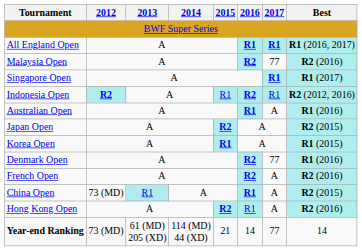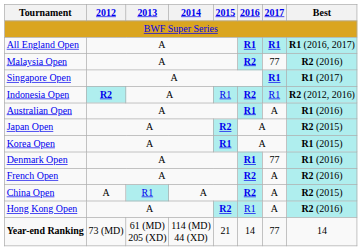(250, 160) R2 -> (250, 160) R1
(106, 193) 73 (MD) -> (106, 193) A
(250, 193) R1 -> (250, 193) R2
